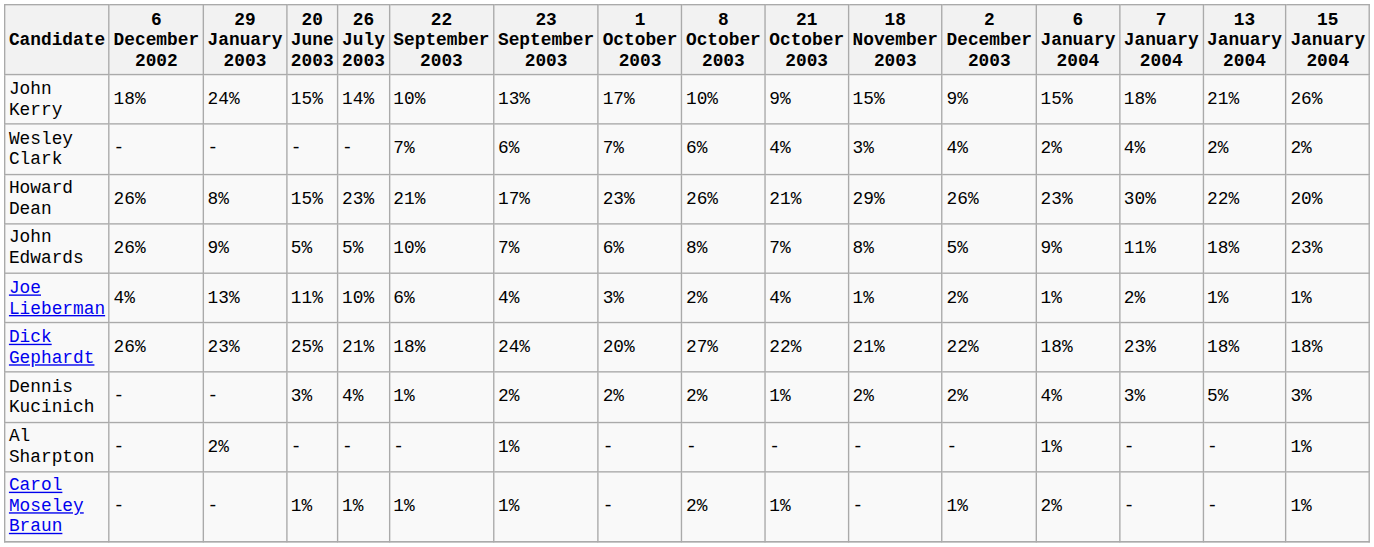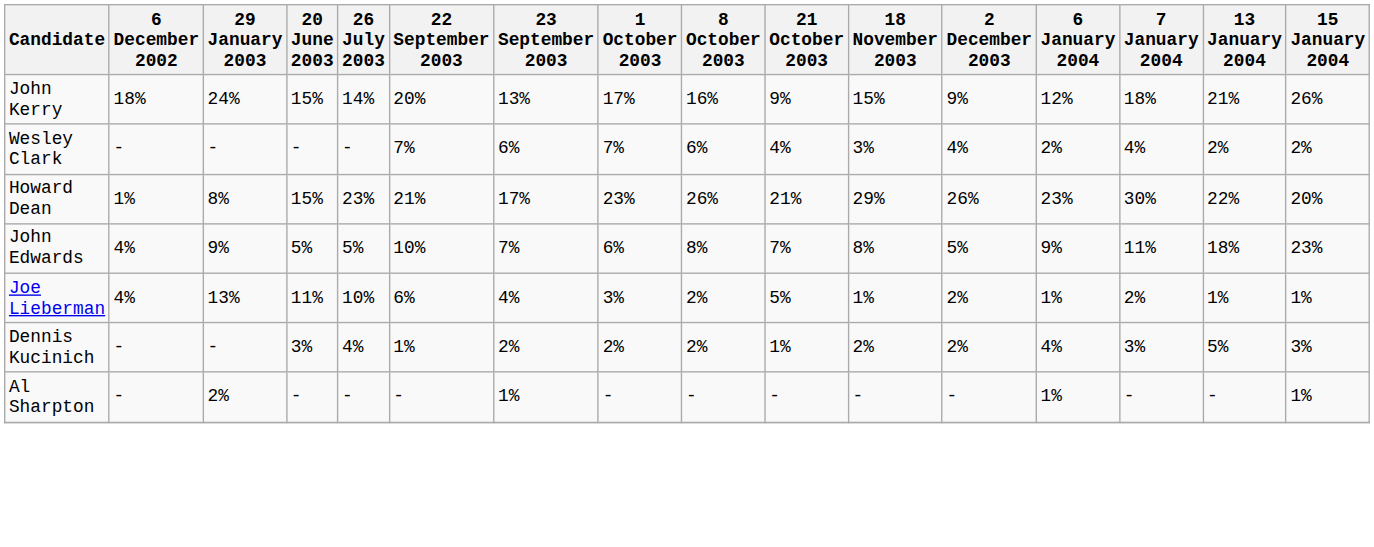(409, 100) 10% -> (409, 100) 20%
(702, 100) 10% -> (702, 100) 16%
(1057, 100) 15% -> (1057, 100) 12%
(130, 199) 26% -> (124, 199) 1%
(130, 248) 26% -> (124, 248) 4%
(780, 298) 4% -> (780, 298) 5%
- row: (52, 347)
- row: (46, 506)
